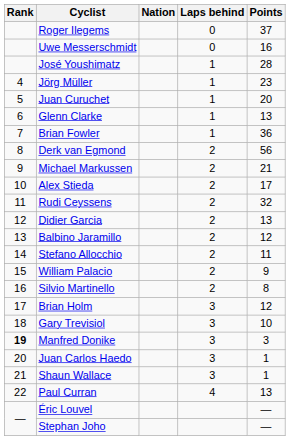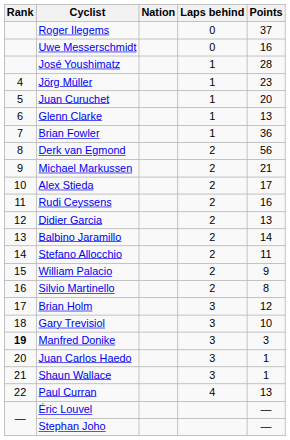(266, 202) 32 -> (266, 202) 16
(266, 237) 12 -> (266, 237) 14
